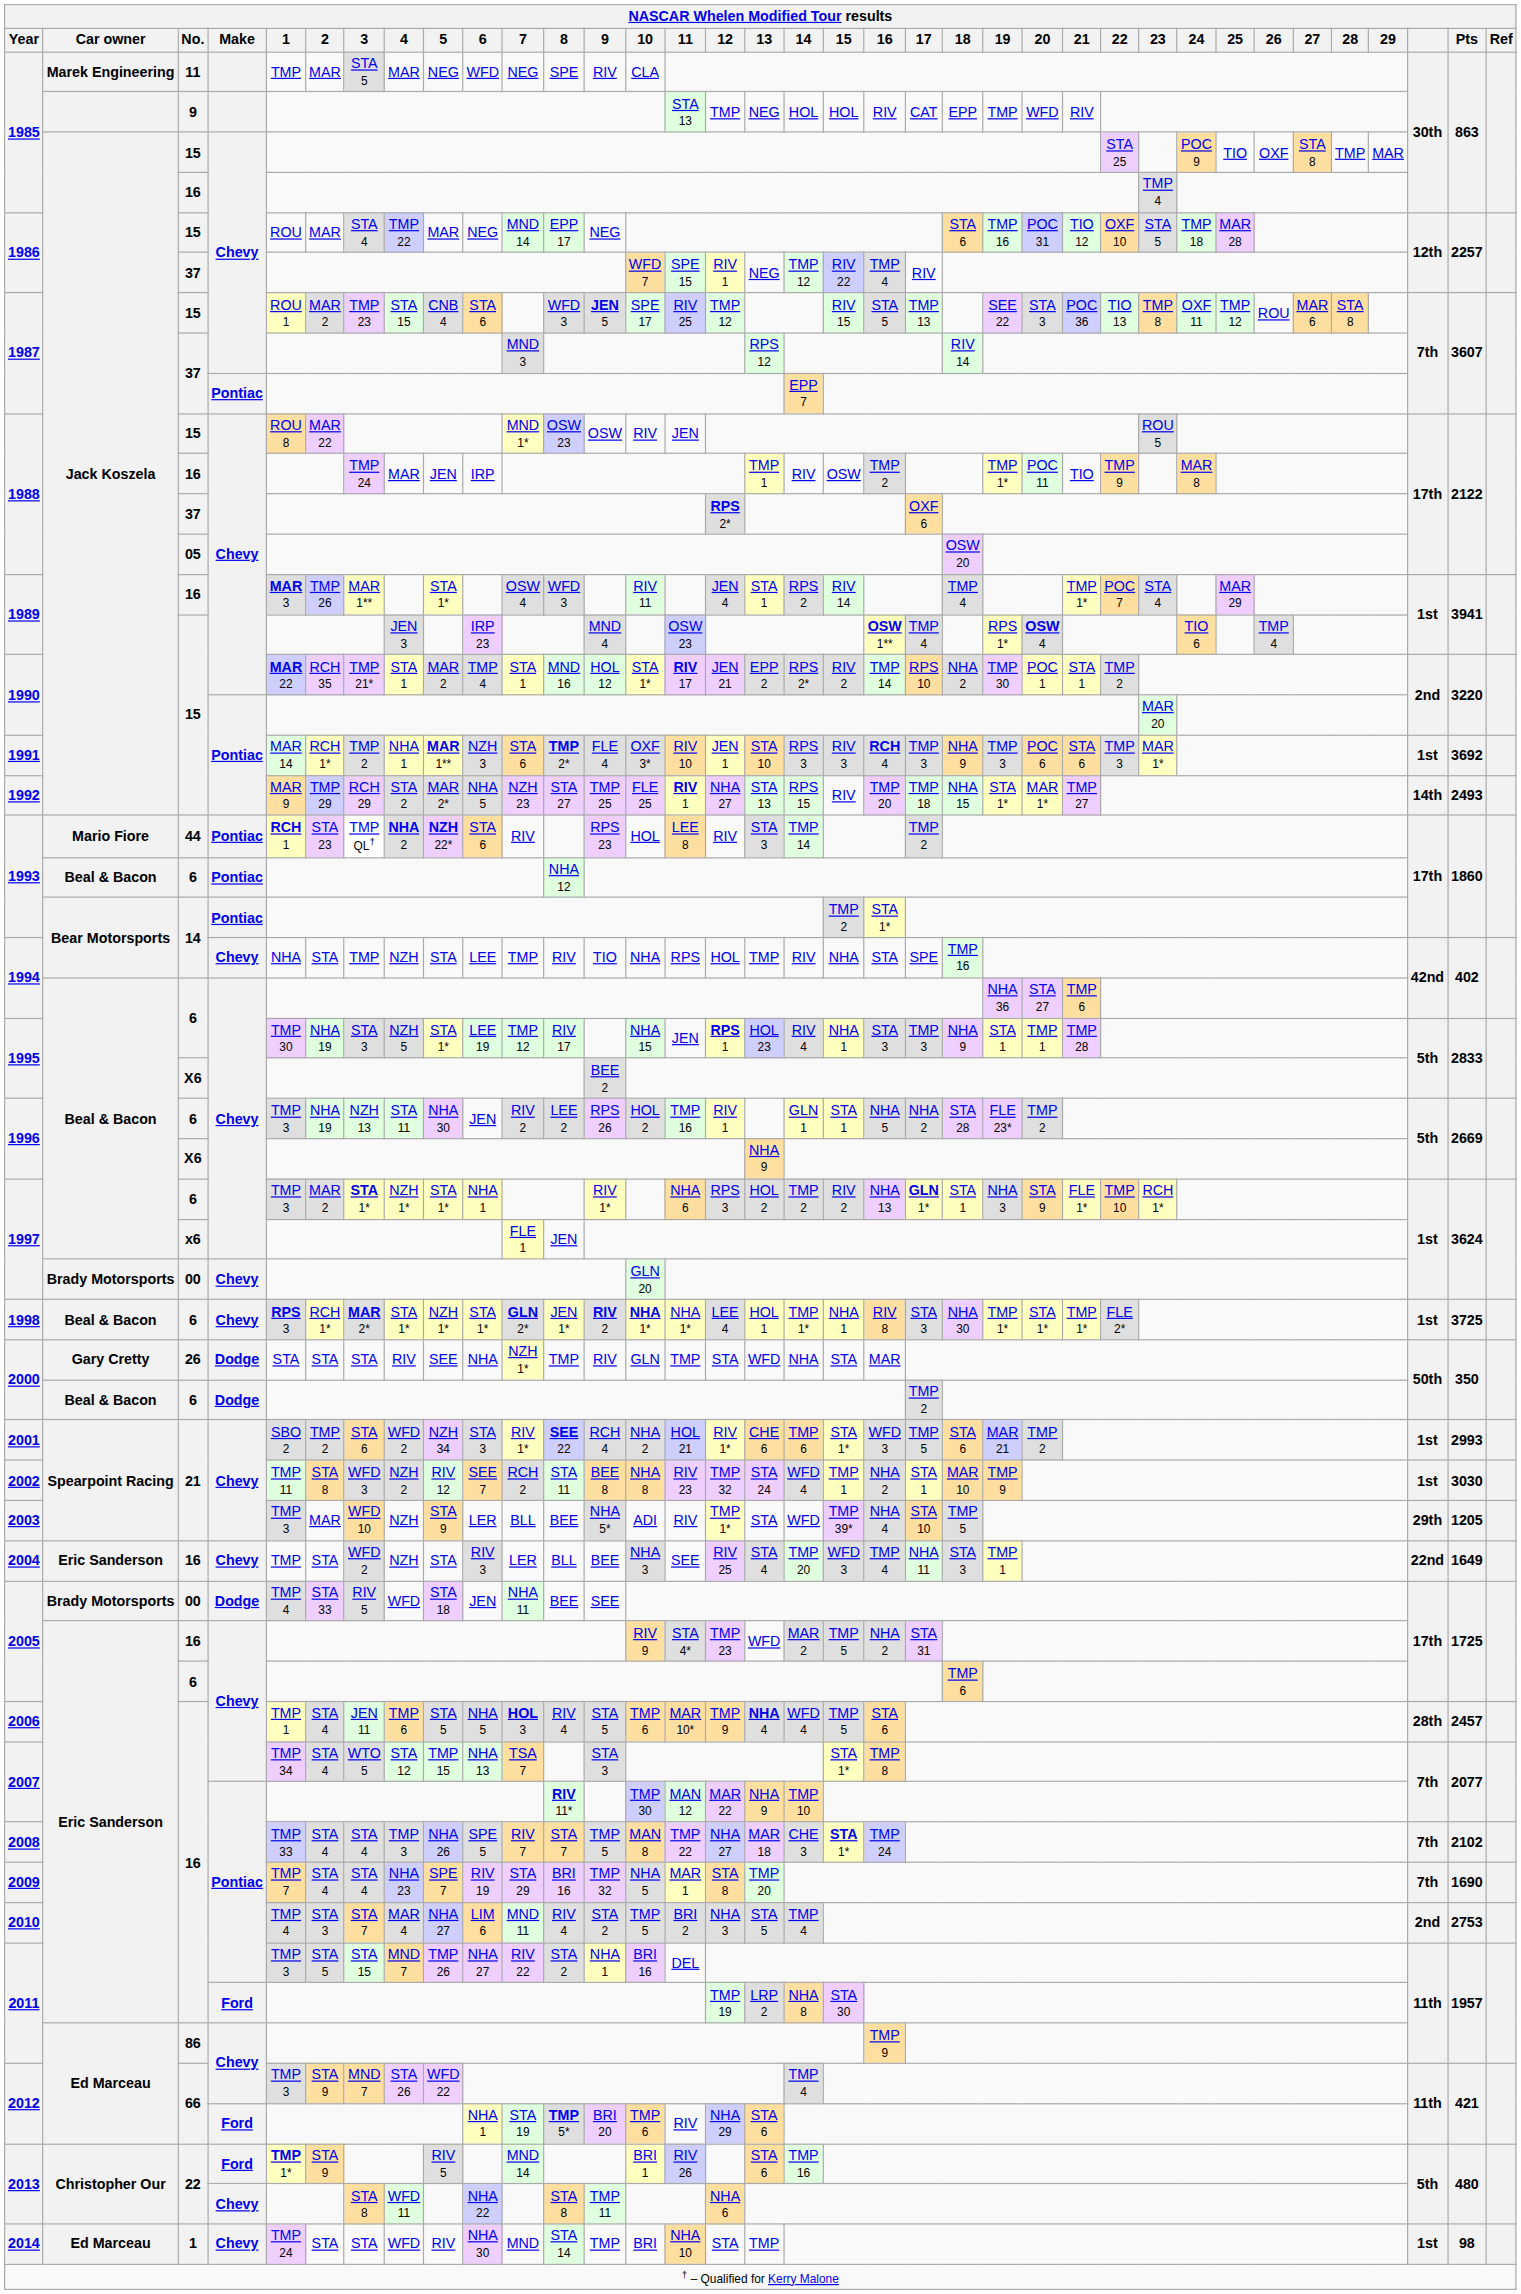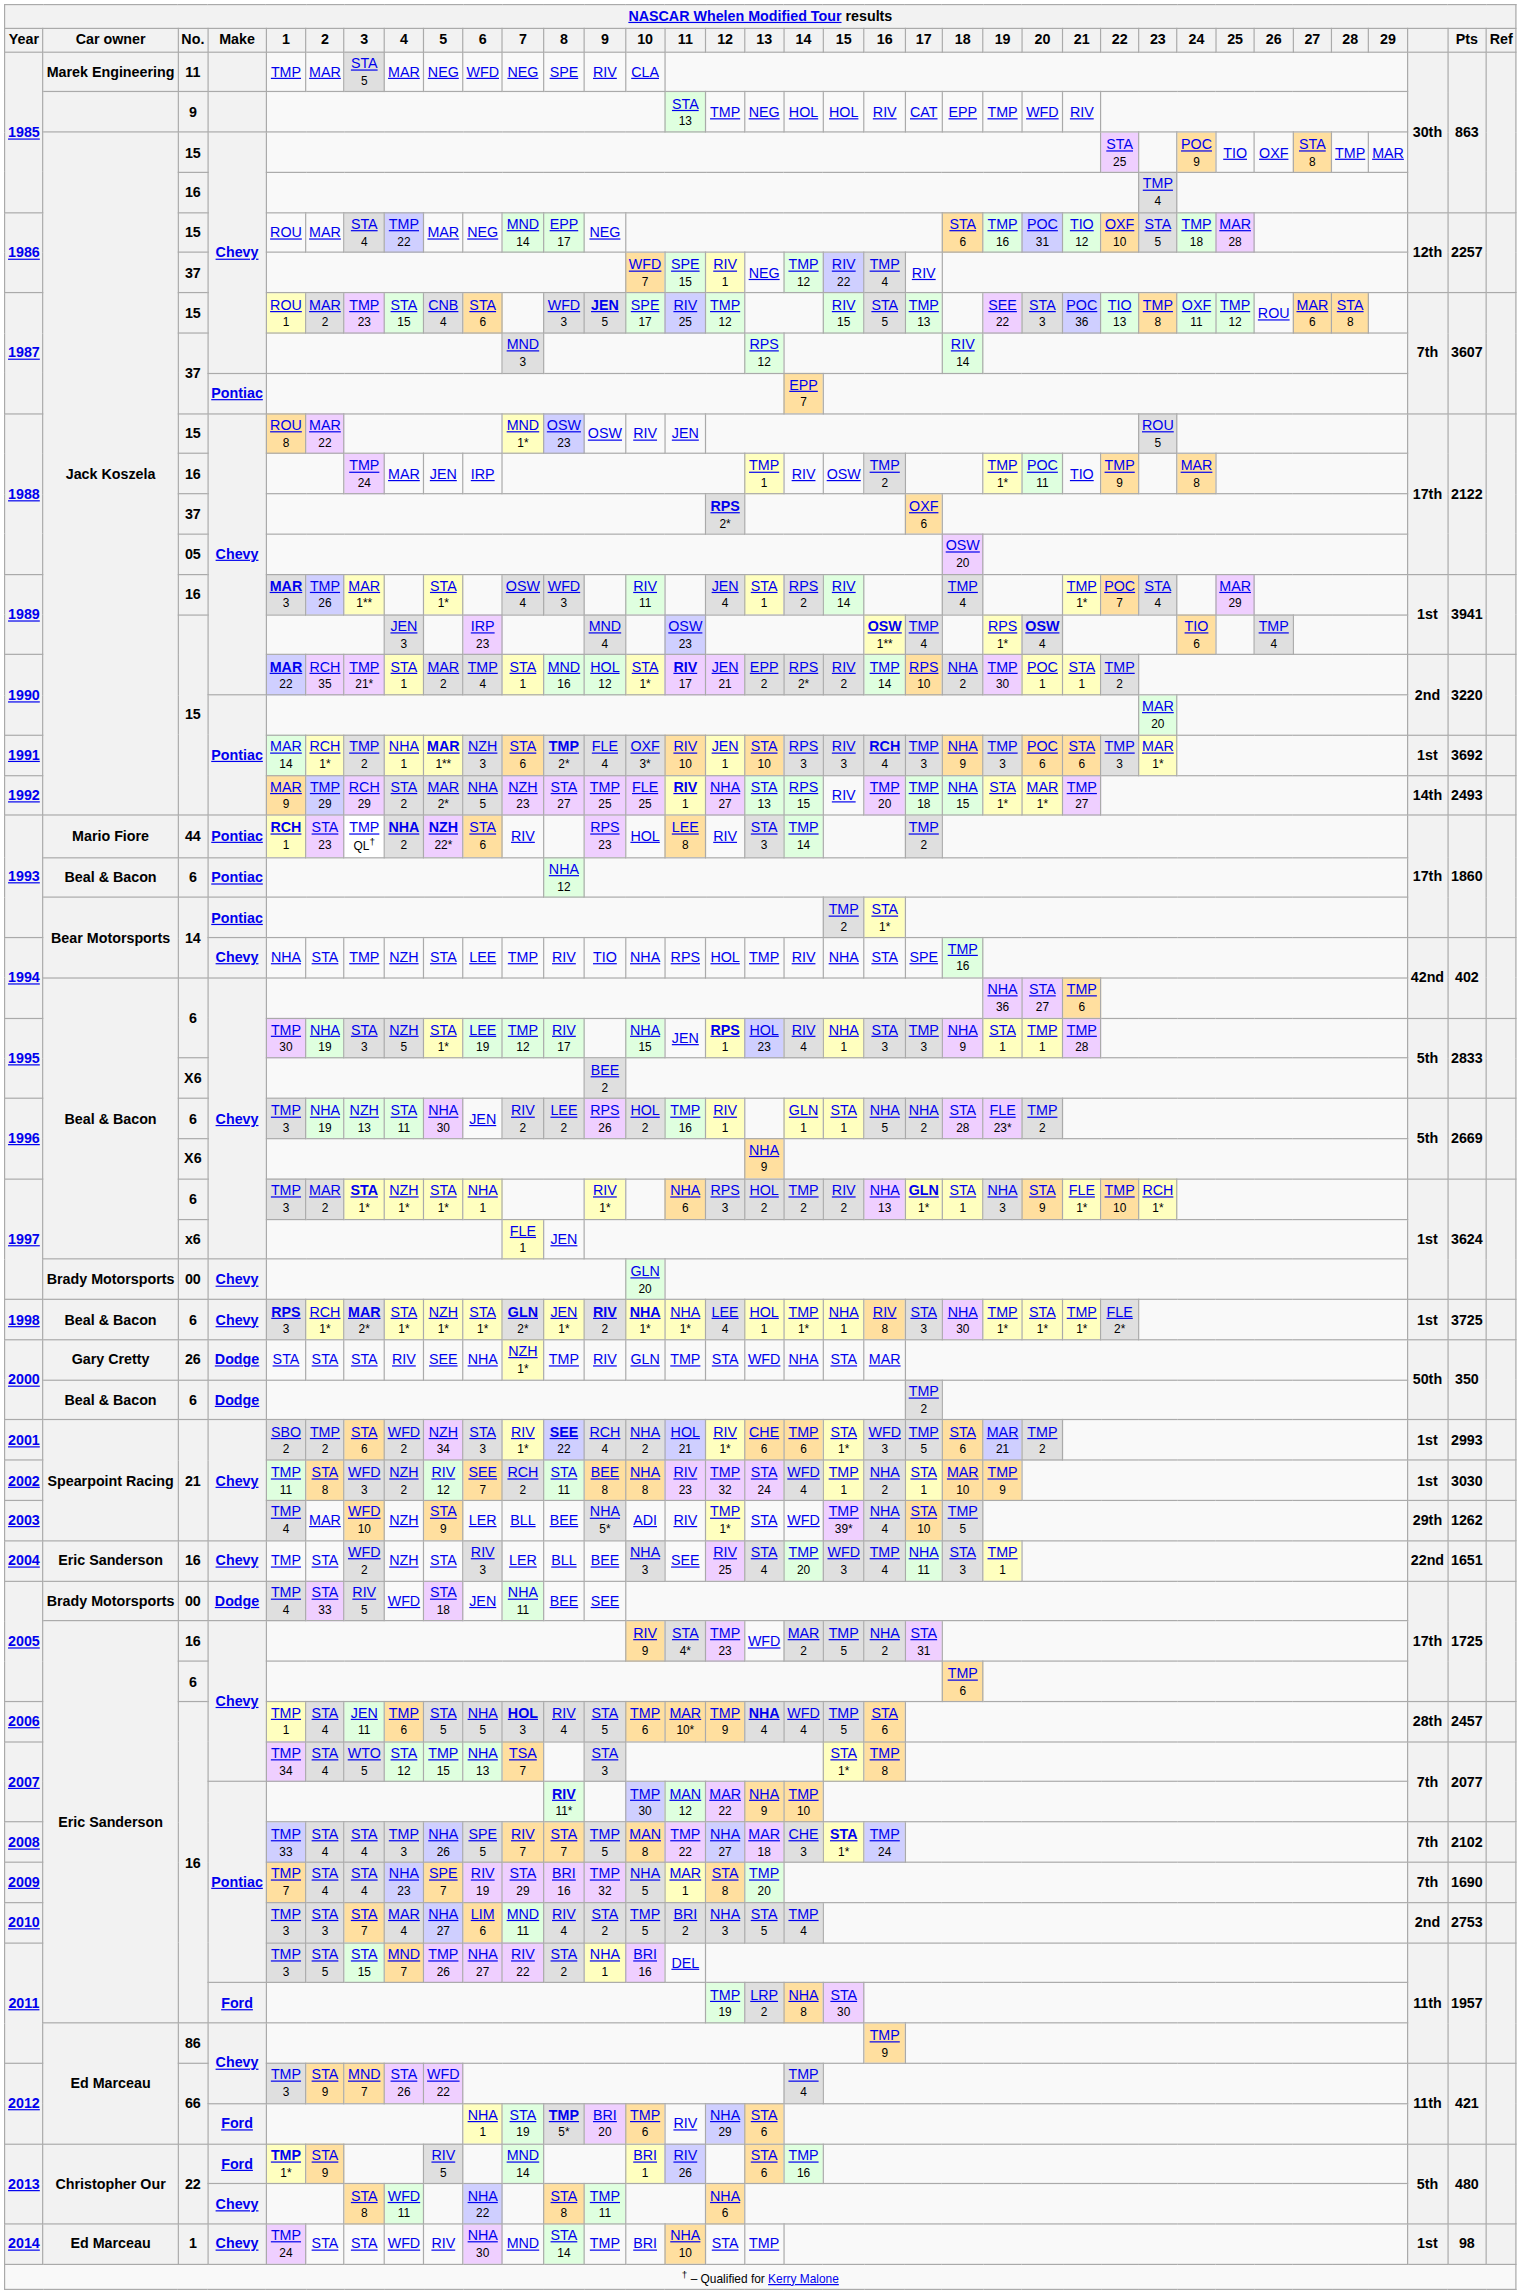(286, 1520) TMP 3 -> (286, 1520) TMP 4
(1467, 1521) 1205 -> (1467, 1521) 1262
(1467, 1561) 1649 -> (1467, 1561) 1651
(286, 1922) TMP 4 -> (286, 1922) TMP 3
